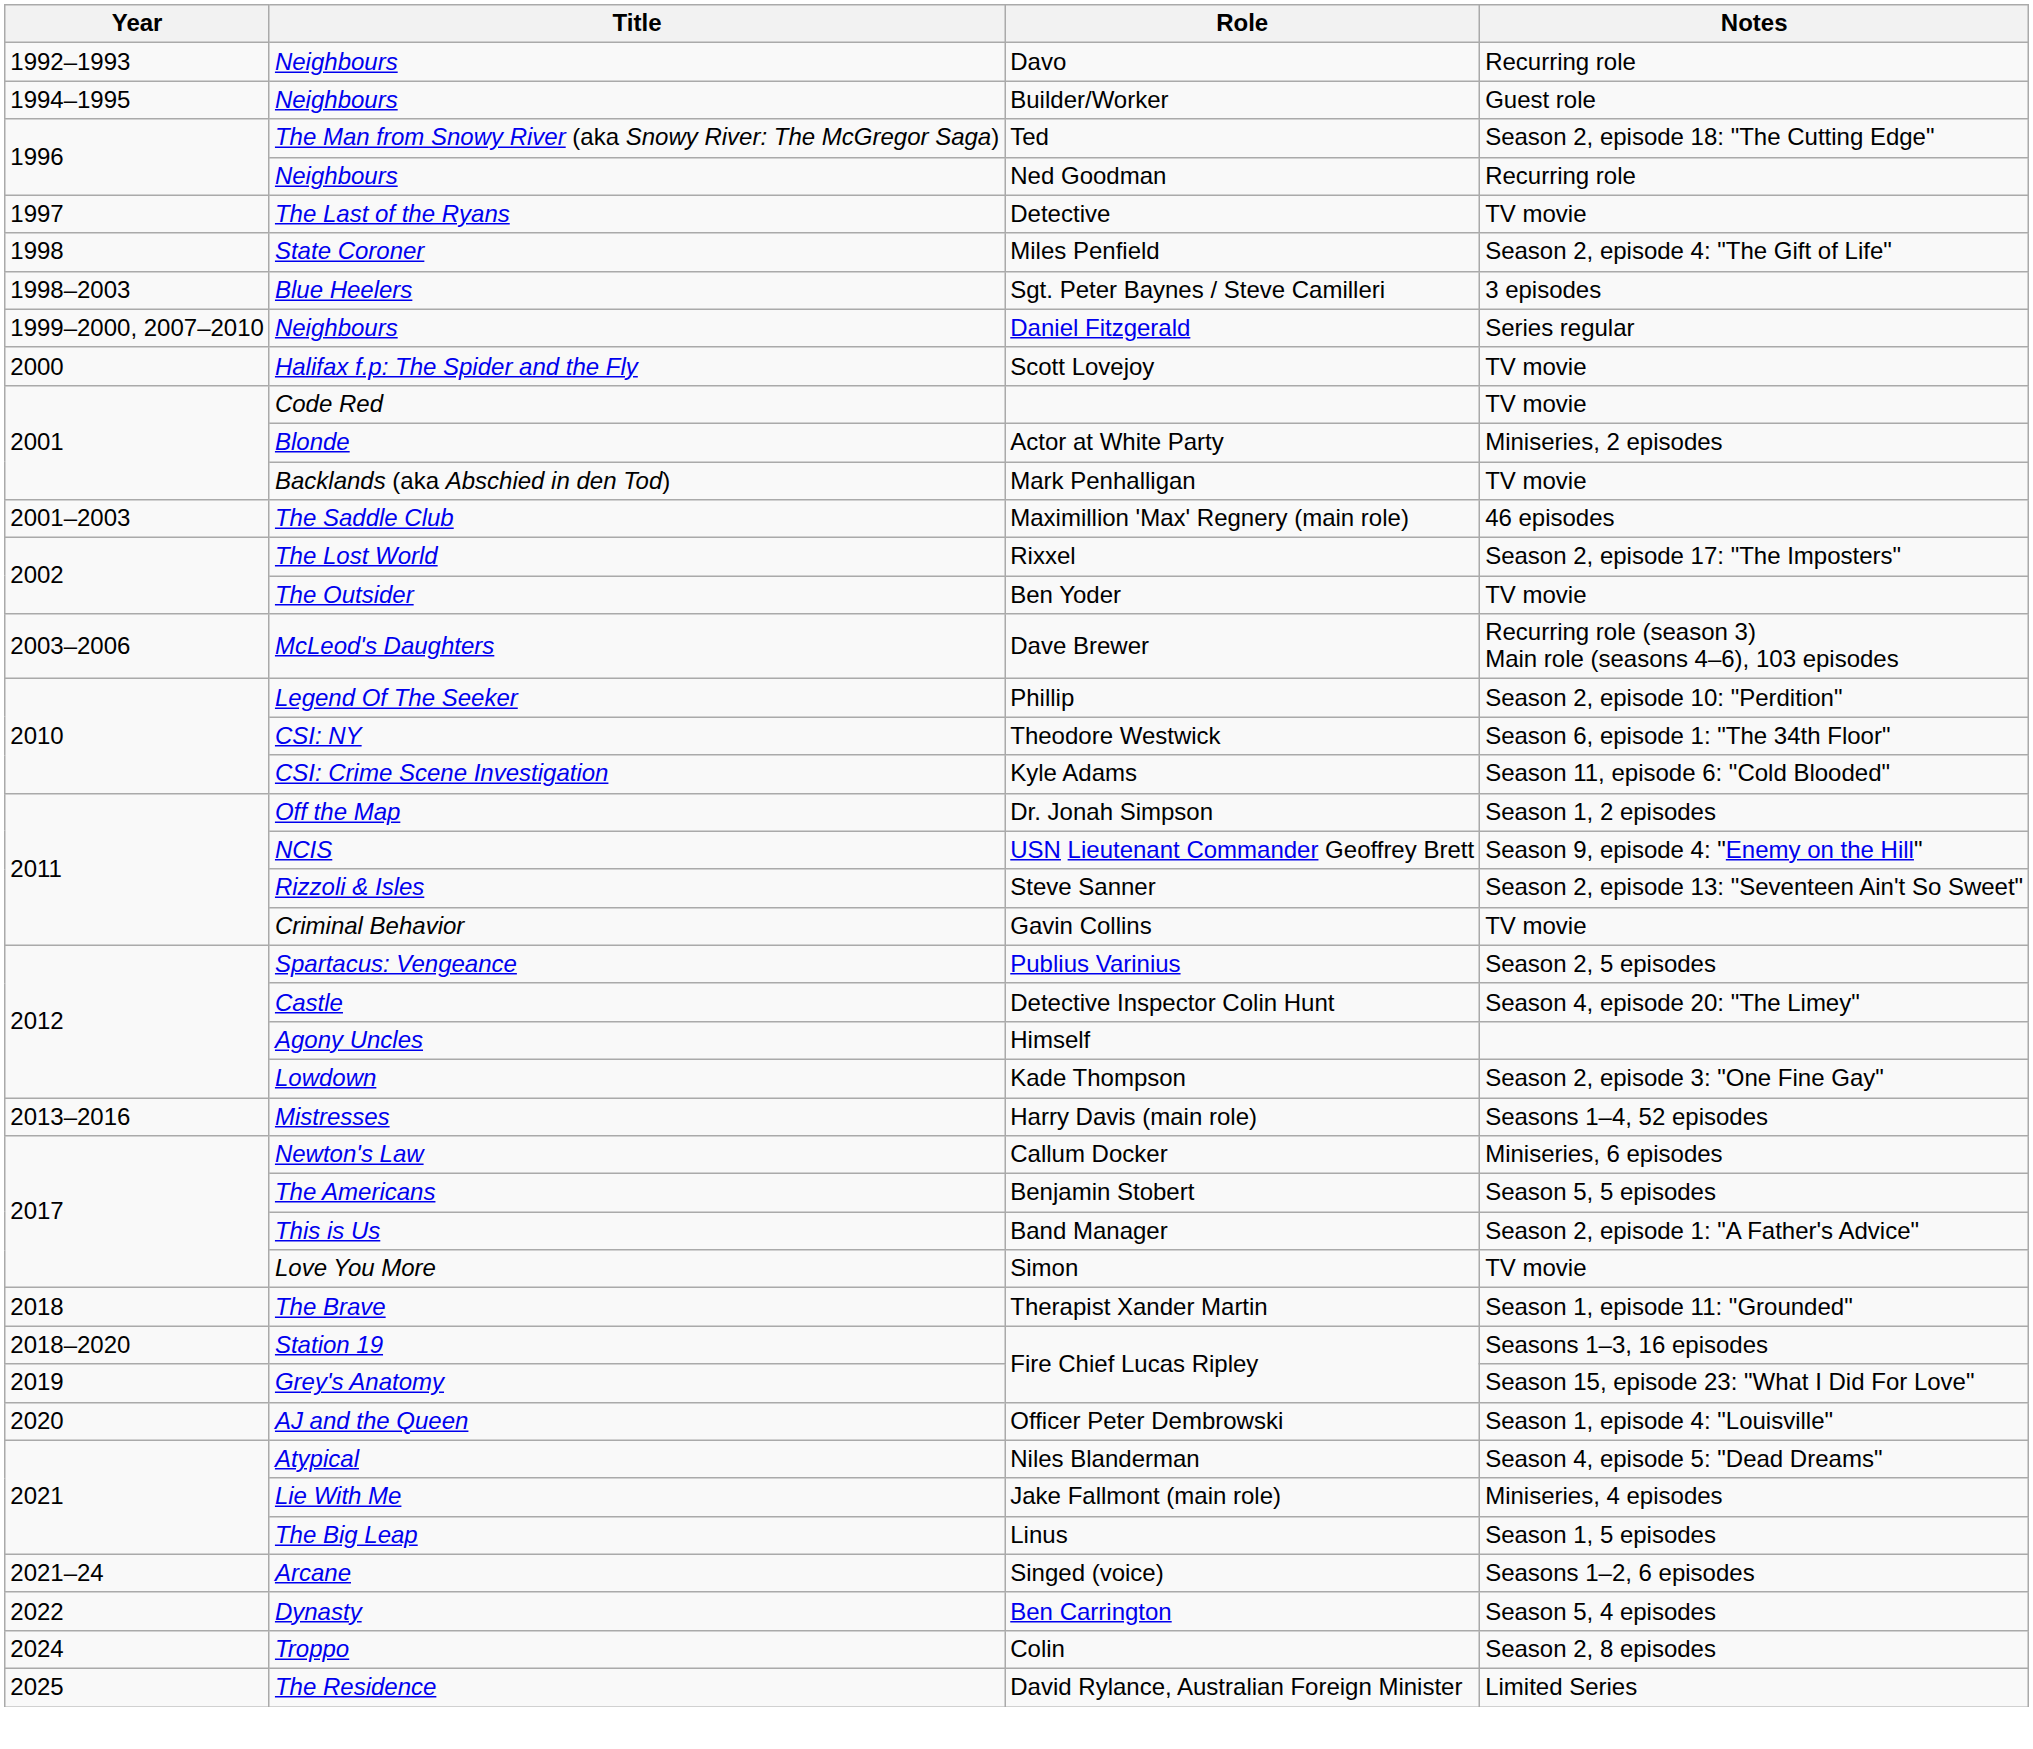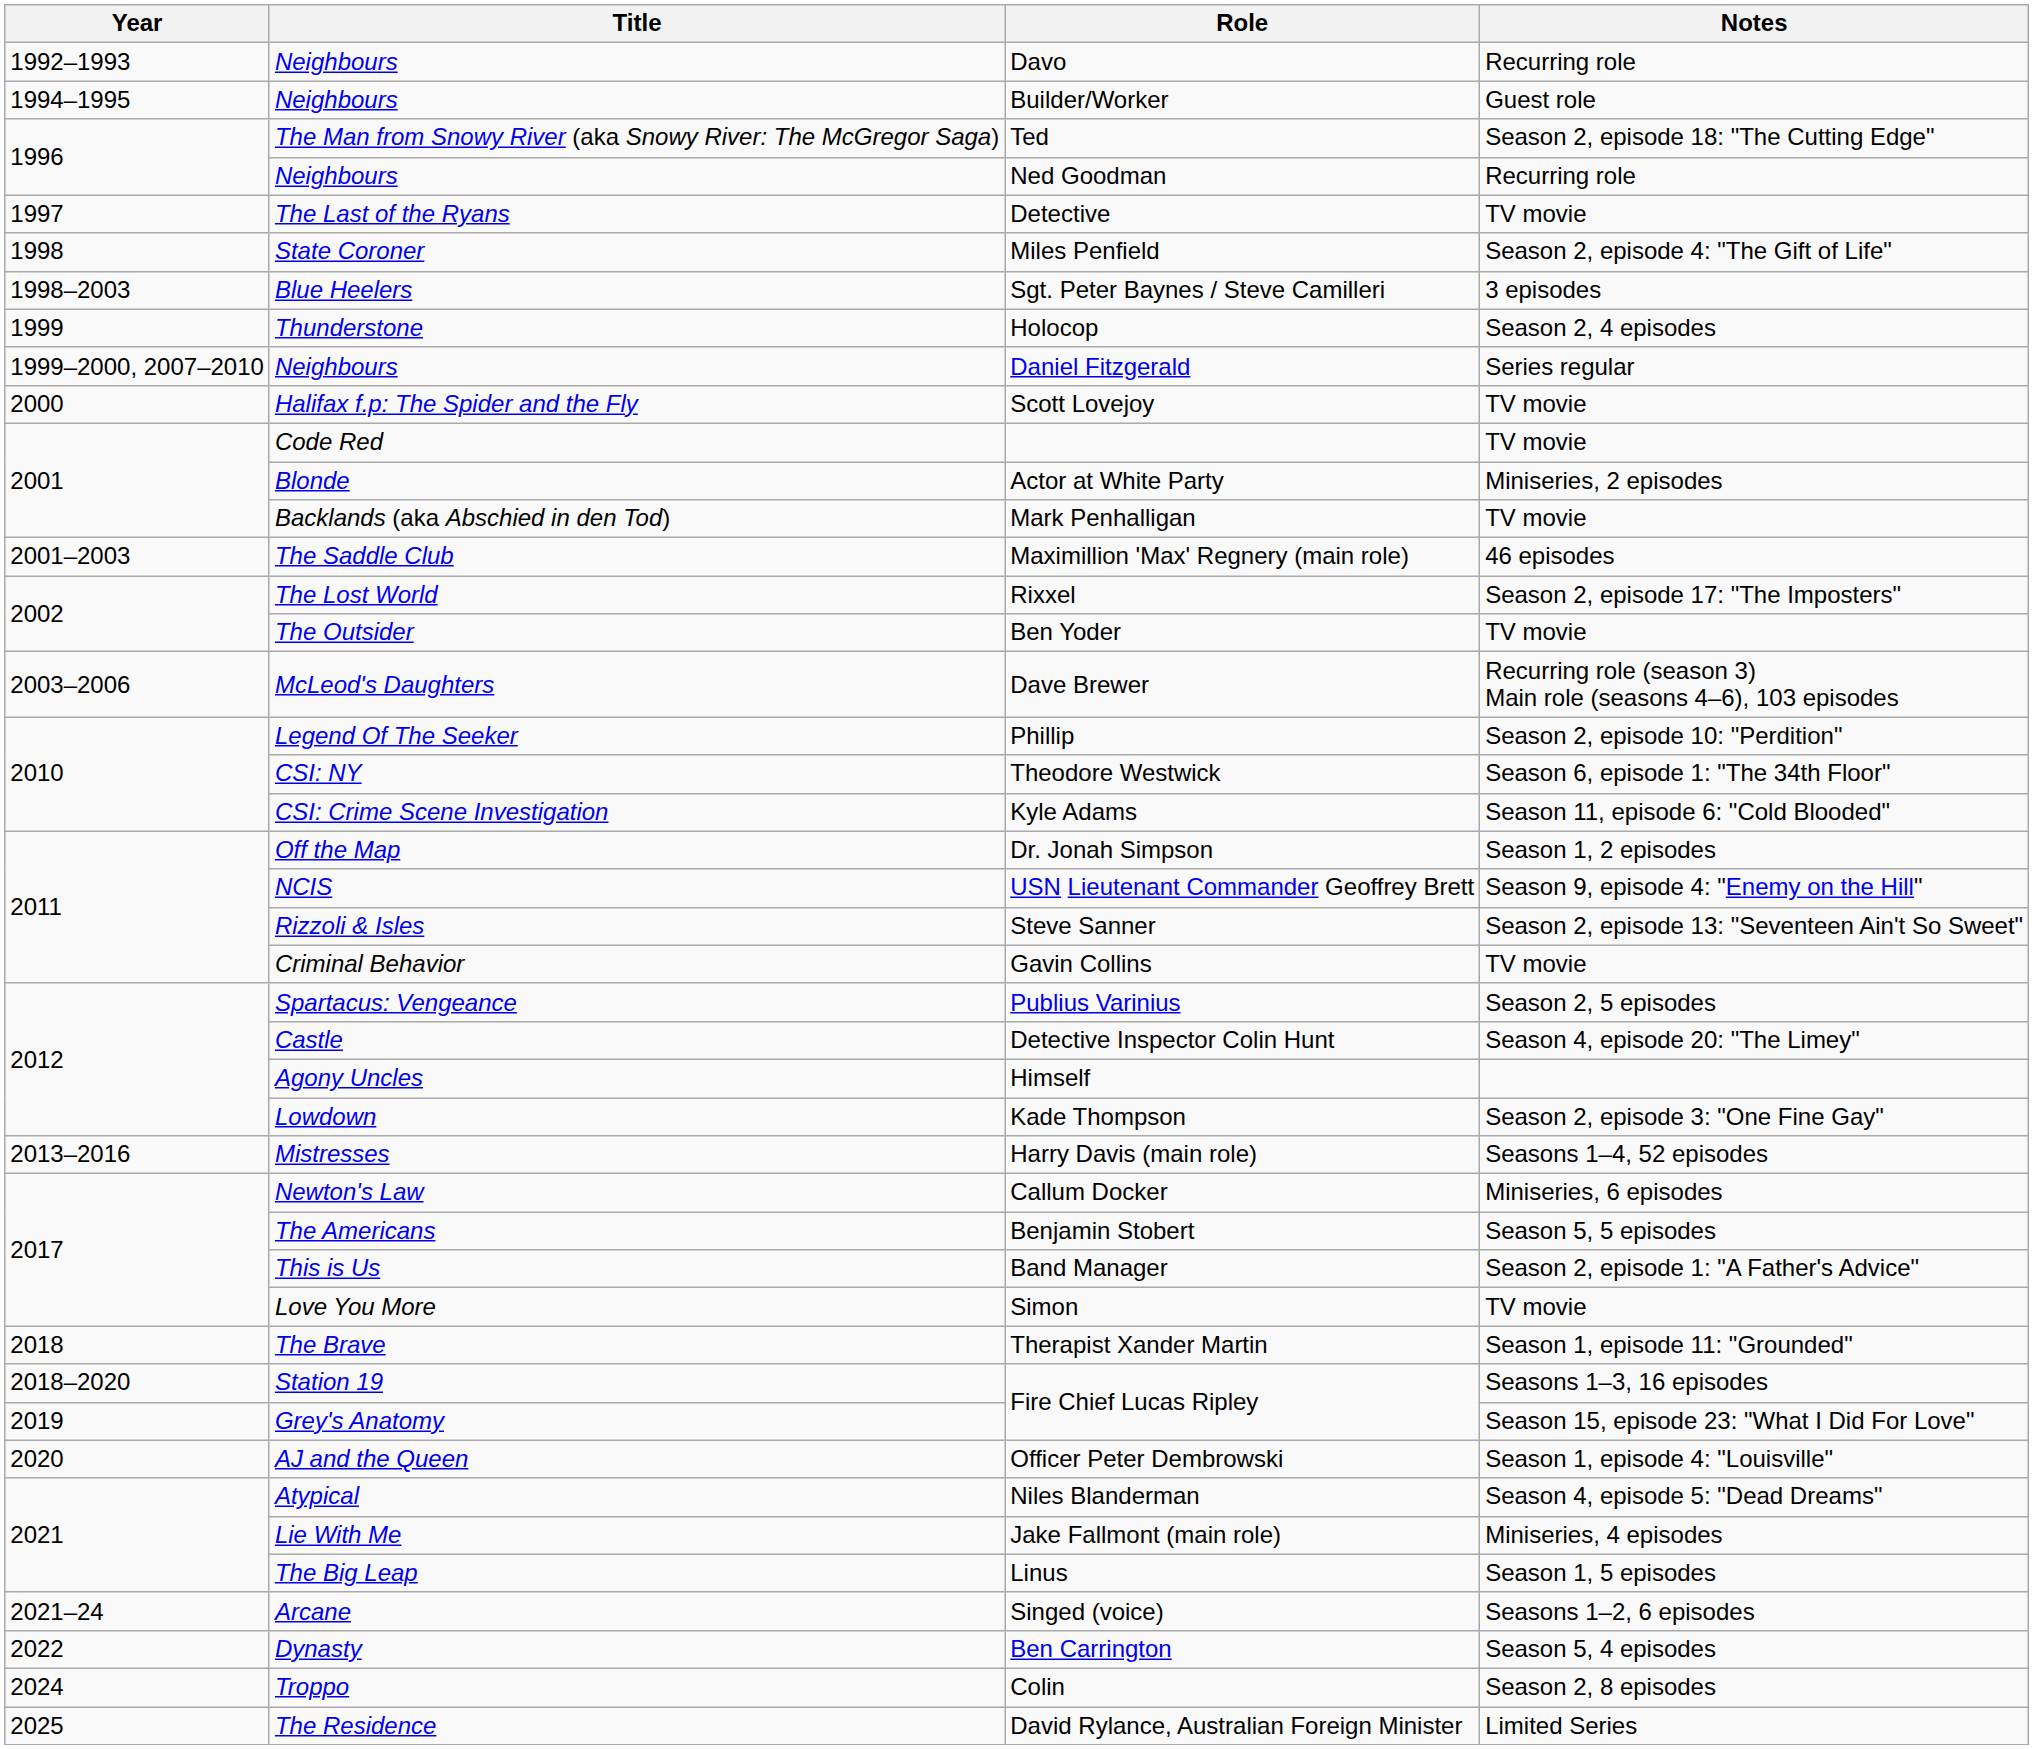+ row: (349, 328)
